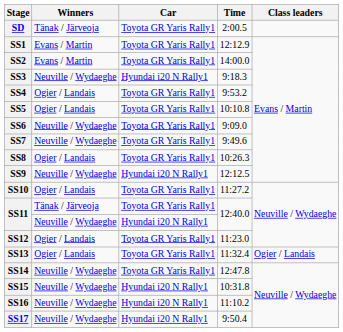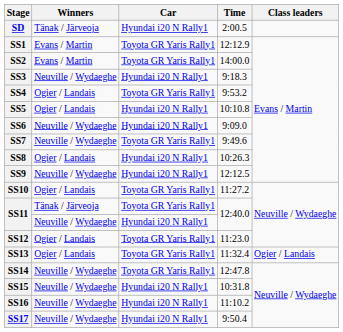(168, 28) Toyota GR Yaris Rally1 -> (165, 28) Hyundai i20 N Rally1
(168, 109) Toyota GR Yaris Rally1 -> (165, 109) Hyundai i20 N Rally1
(168, 125) Toyota GR Yaris Rally1 -> (165, 125) Hyundai i20 N Rally1
(168, 157) Toyota GR Yaris Rally1 -> (165, 157) Hyundai i20 N Rally1
